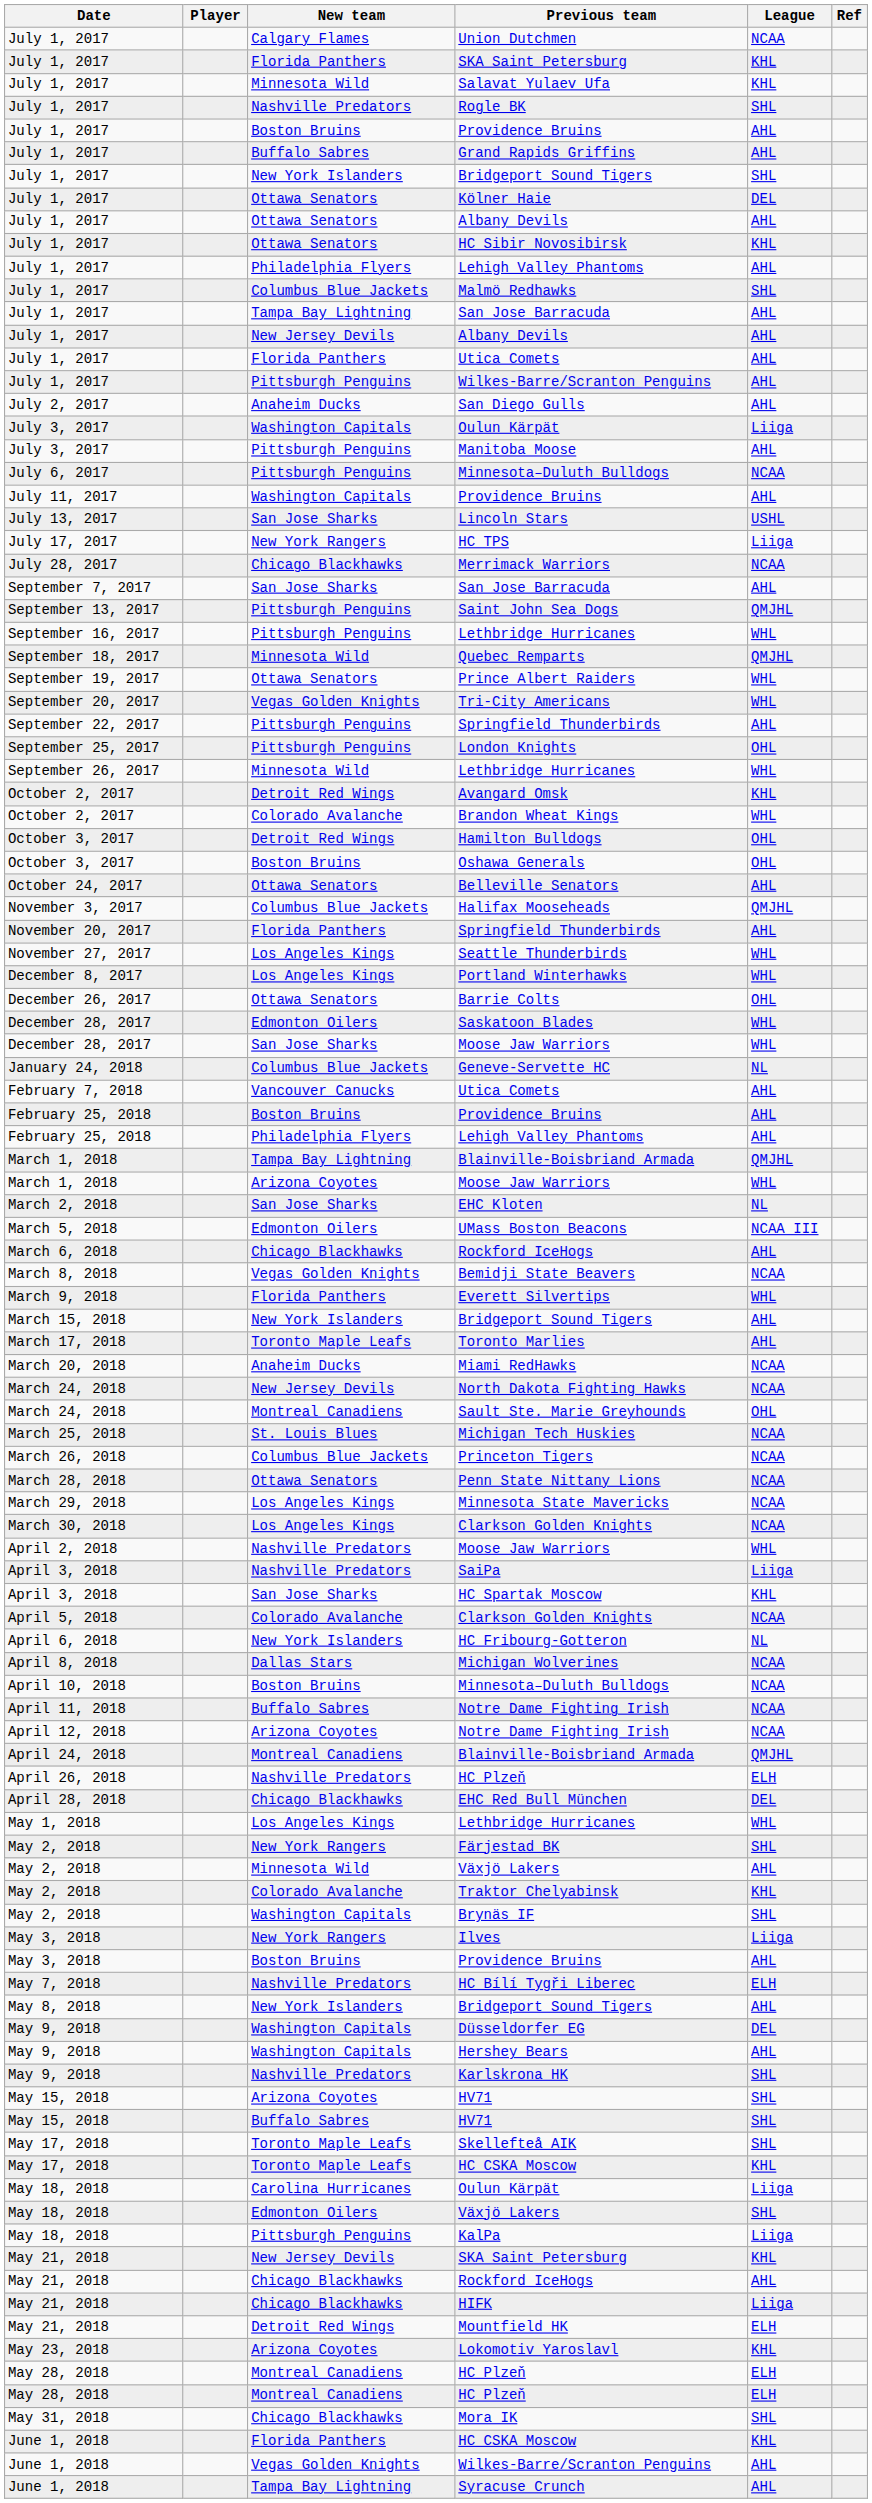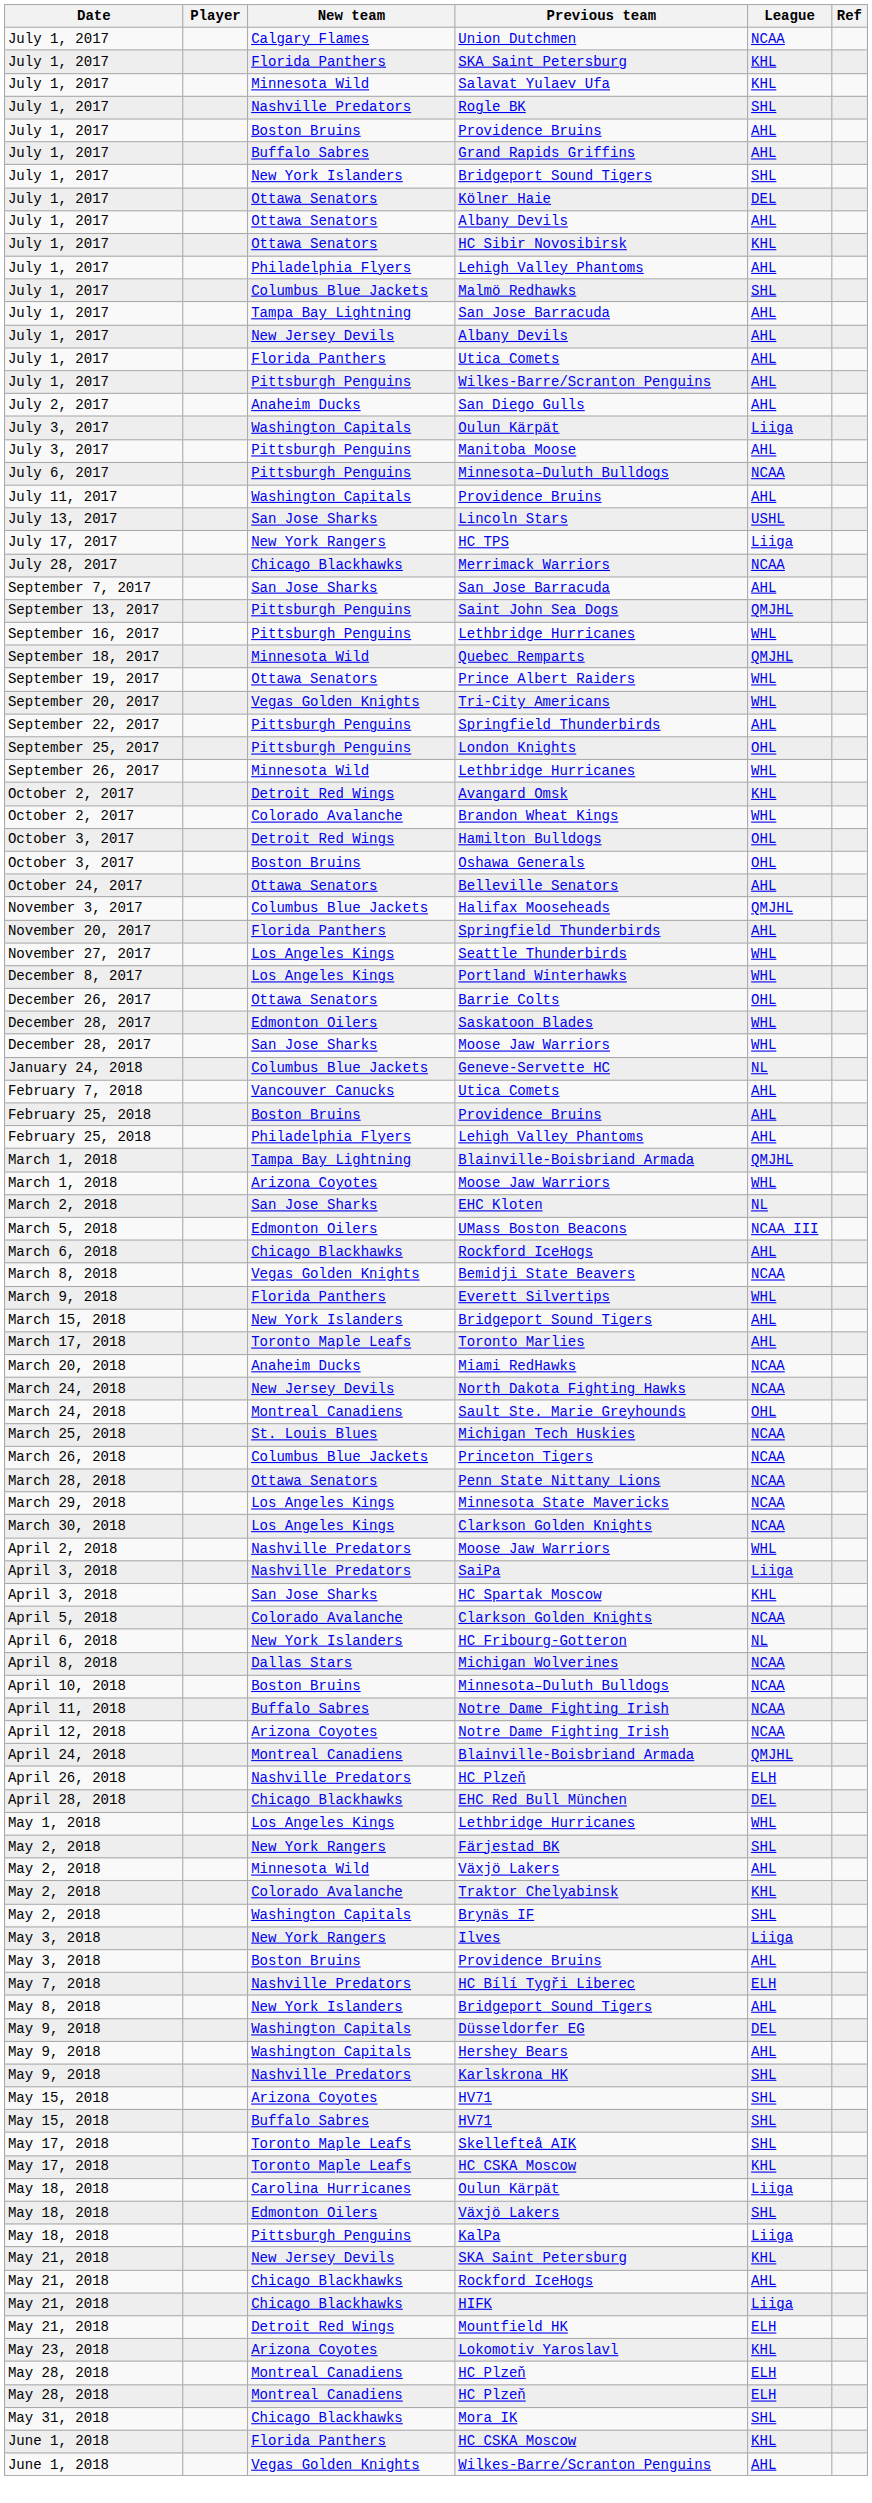- row: (58, 2487)
